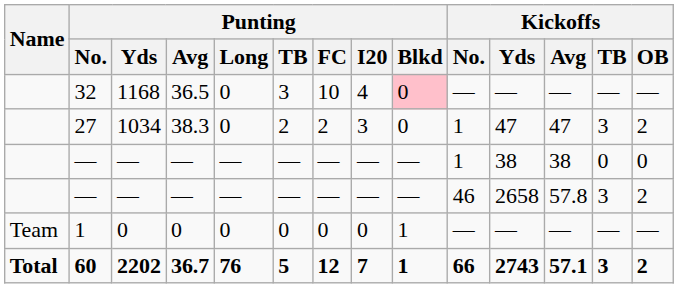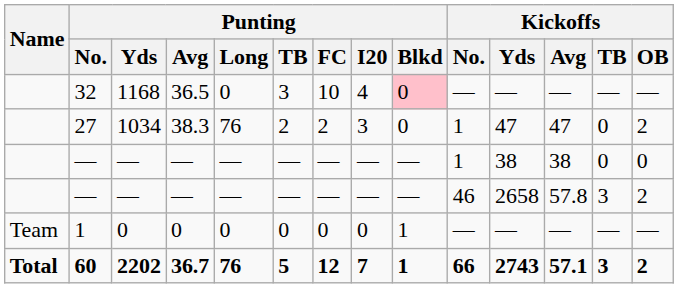(225, 126) 0 -> (230, 126) 76
(603, 126) 3 -> (603, 126) 0
